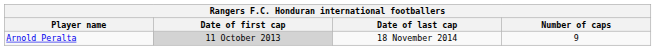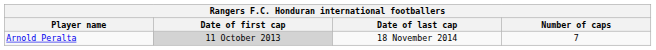(576, 38) 9 -> (576, 38) 7
